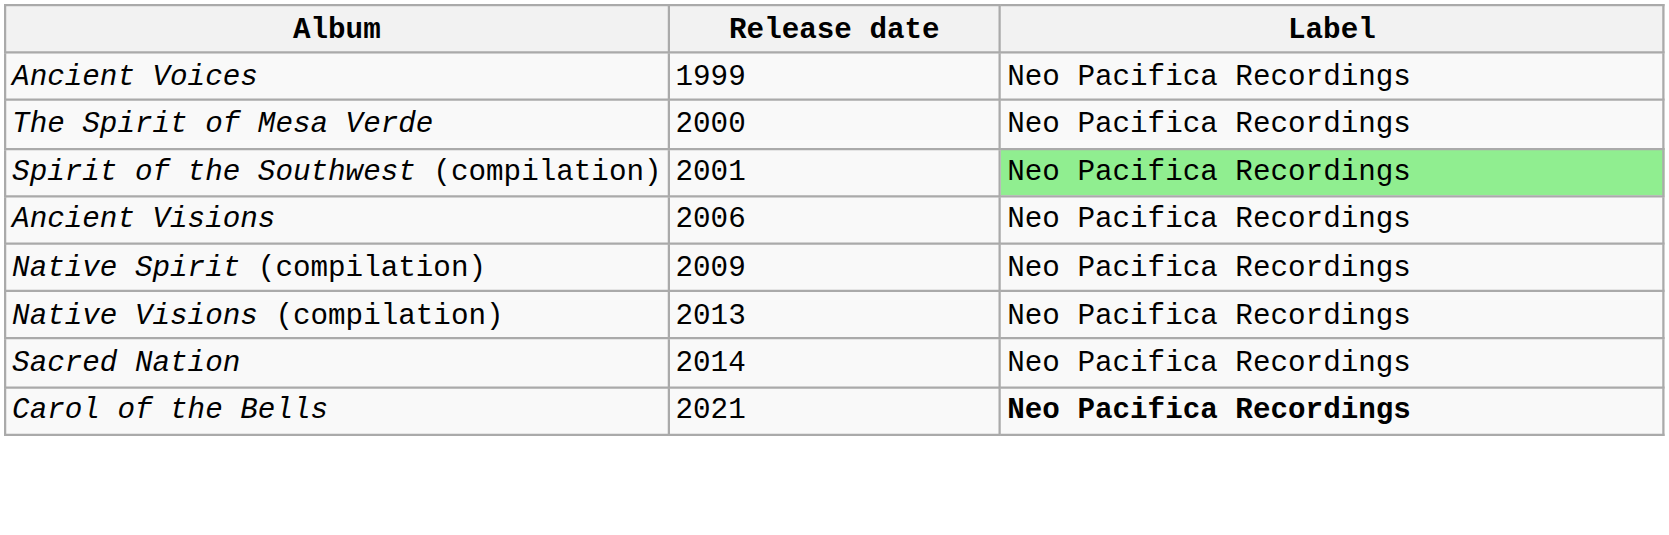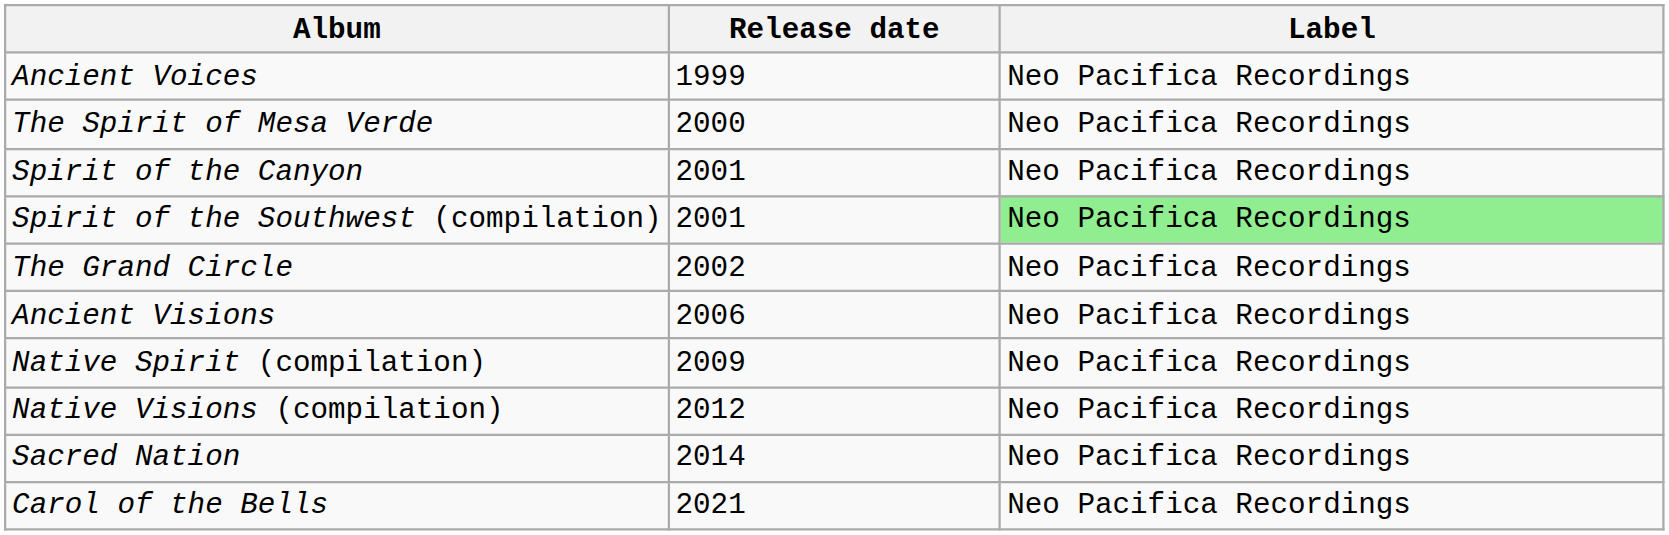+ row: (188, 172)
+ row: (153, 267)
(711, 315) 2013 -> (711, 410) 2012
(1209, 410) bold -> (1209, 506) normal
